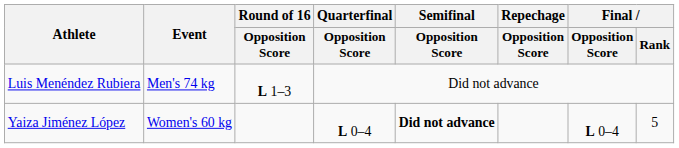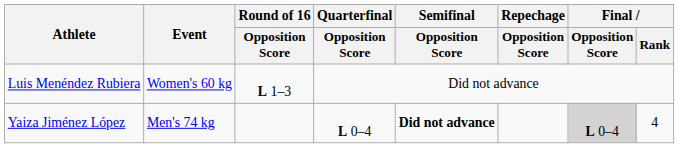(181, 84) Men's 74 kg -> (189, 84) Women's 60 kg
(189, 123) Women's 60 kg -> (181, 123) Men's 74 kg
(602, 131) no background -> (602, 131) lightgrey background
(655, 123) 5 -> (655, 123) 4
